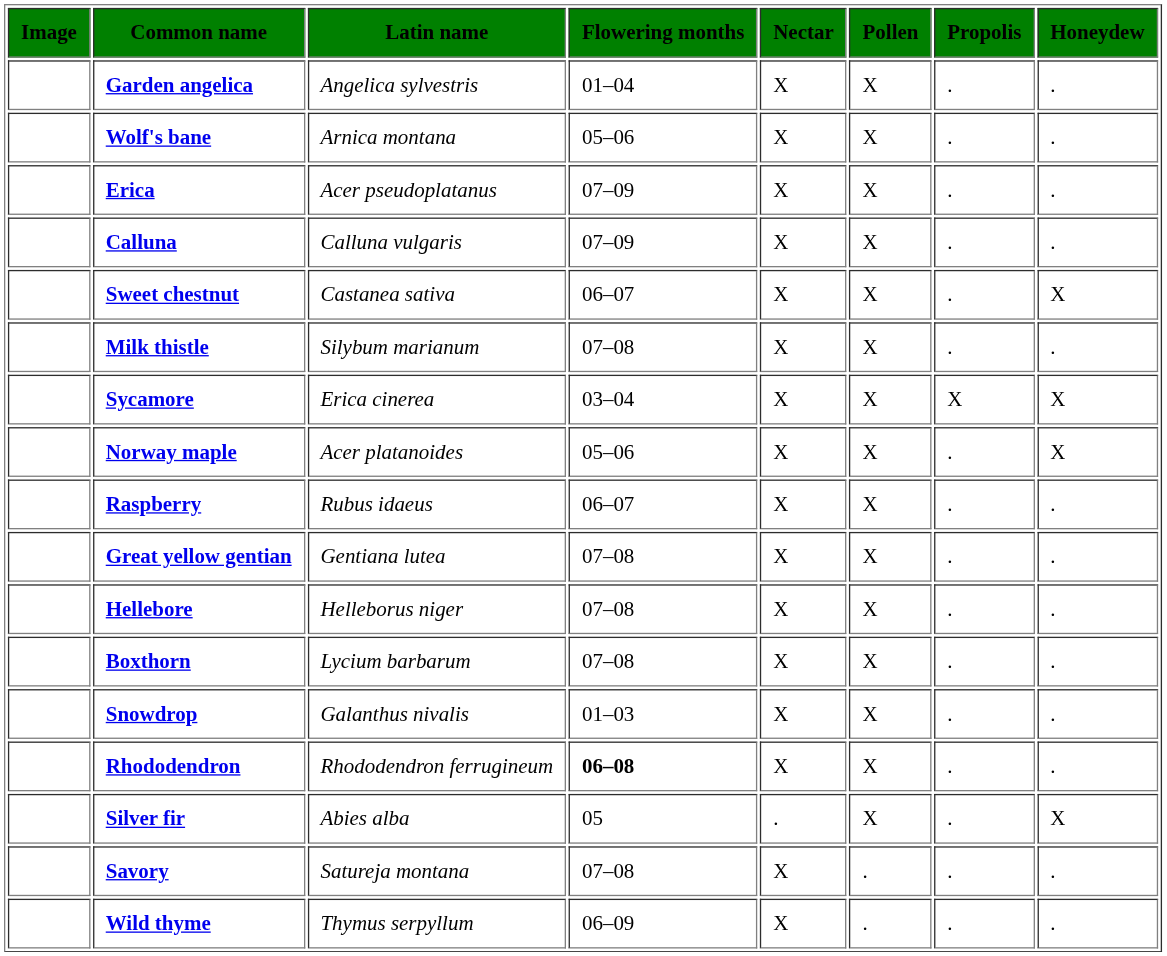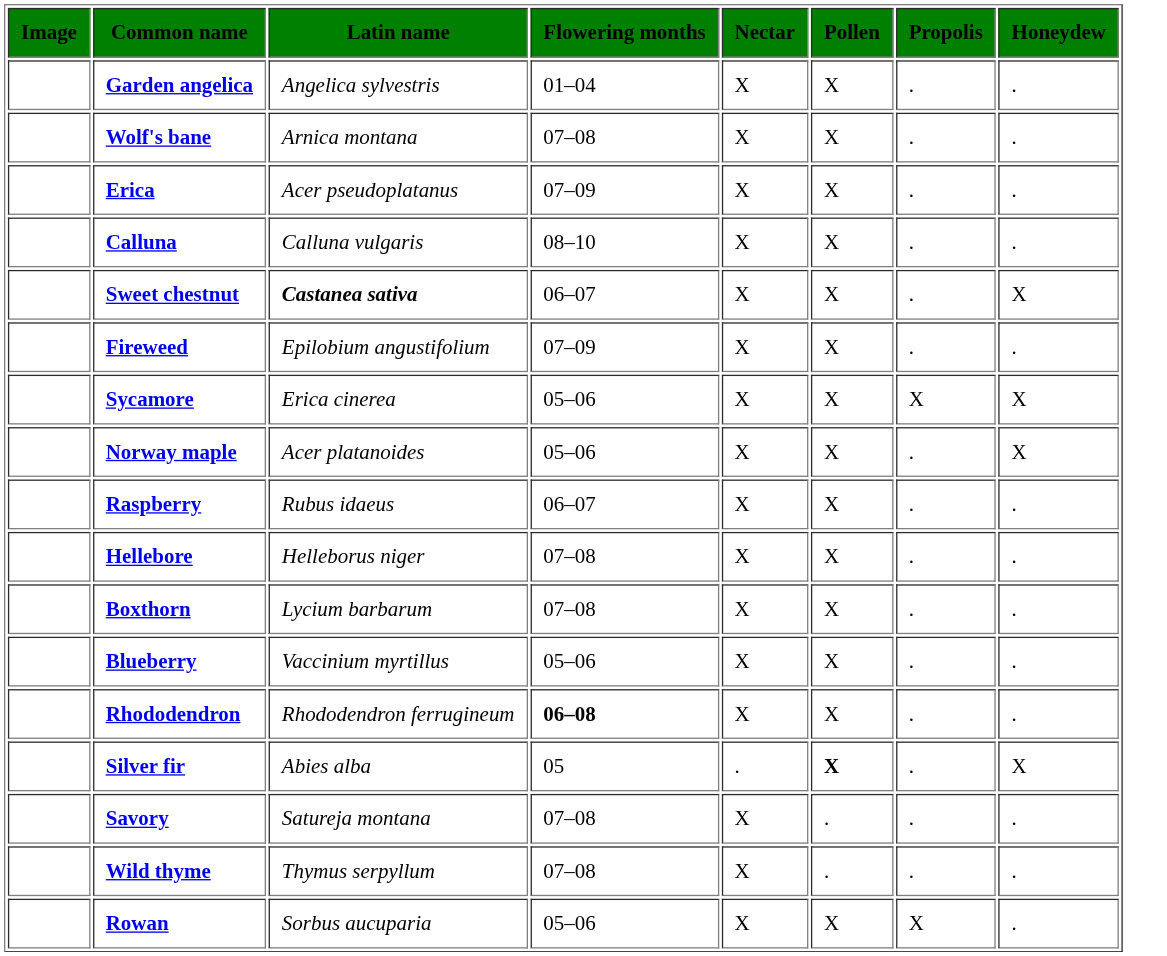(608, 137) 05–06 -> (570, 137) 07–08
(608, 242) 07–09 -> (570, 242) 08–10
(388, 294) normal -> (350, 294) bold
- row: (157, 347)
+ row: (147, 347)
(608, 399) 03–04 -> (570, 399) 05–06
- row: (199, 556)
+ row: (151, 661)
- row: (152, 713)
(870, 818) normal -> (831, 766) bold
(608, 923) 06–09 -> (570, 871) 07–08
+ row: (137, 923)
